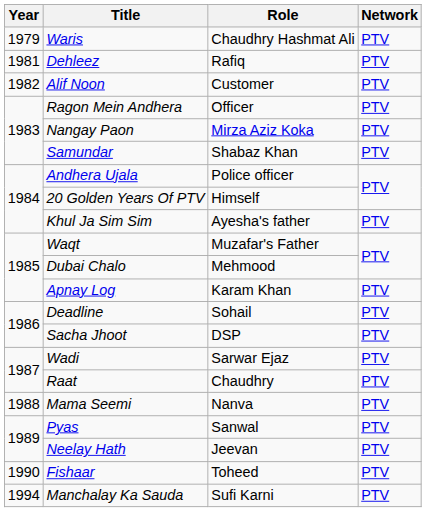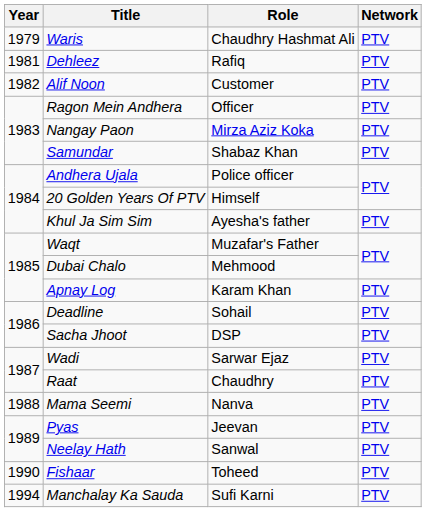(235, 426) Sanwal -> (235, 426) Jeevan
(235, 449) Jeevan -> (235, 449) Sanwal
